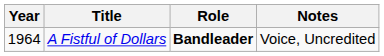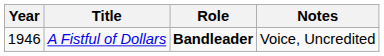(24, 39) 1964 -> (24, 39) 1946
